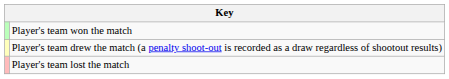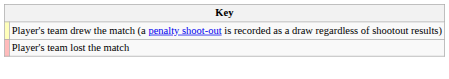- row: (72, 30)
